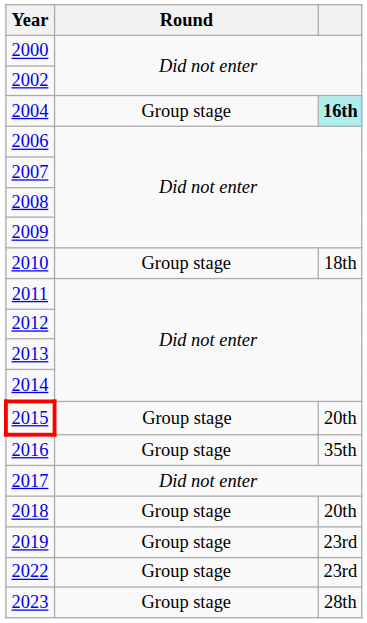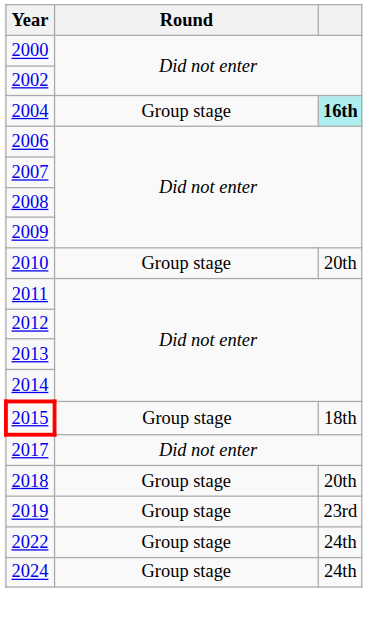(340, 263) 18th -> (340, 263) 20th
(340, 417) 20th -> (340, 417) 18th
- row: (30, 450)
(340, 572) 23rd -> (340, 542) 24th
- row: (30, 602)
+ row: (30, 572)
